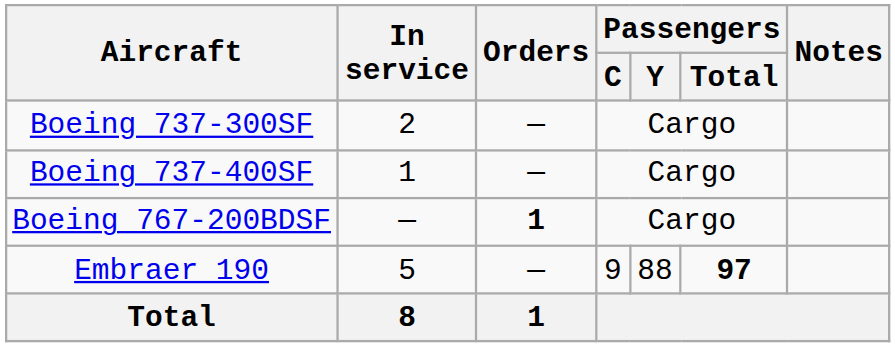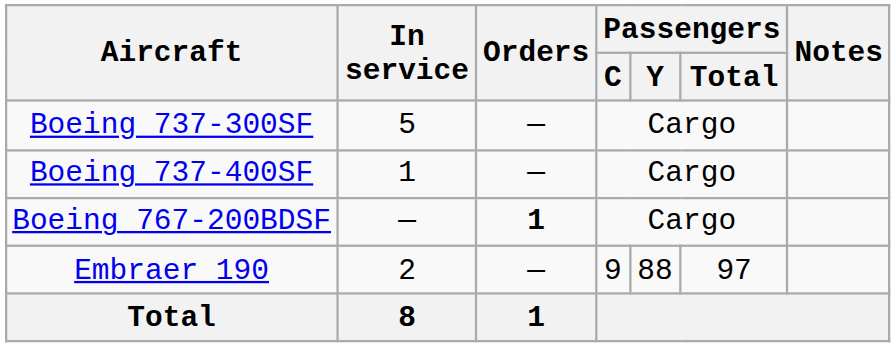(407, 125) 2 -> (407, 125) 5
(407, 270) 5 -> (407, 270) 2
(734, 270) bold -> (734, 270) normal
